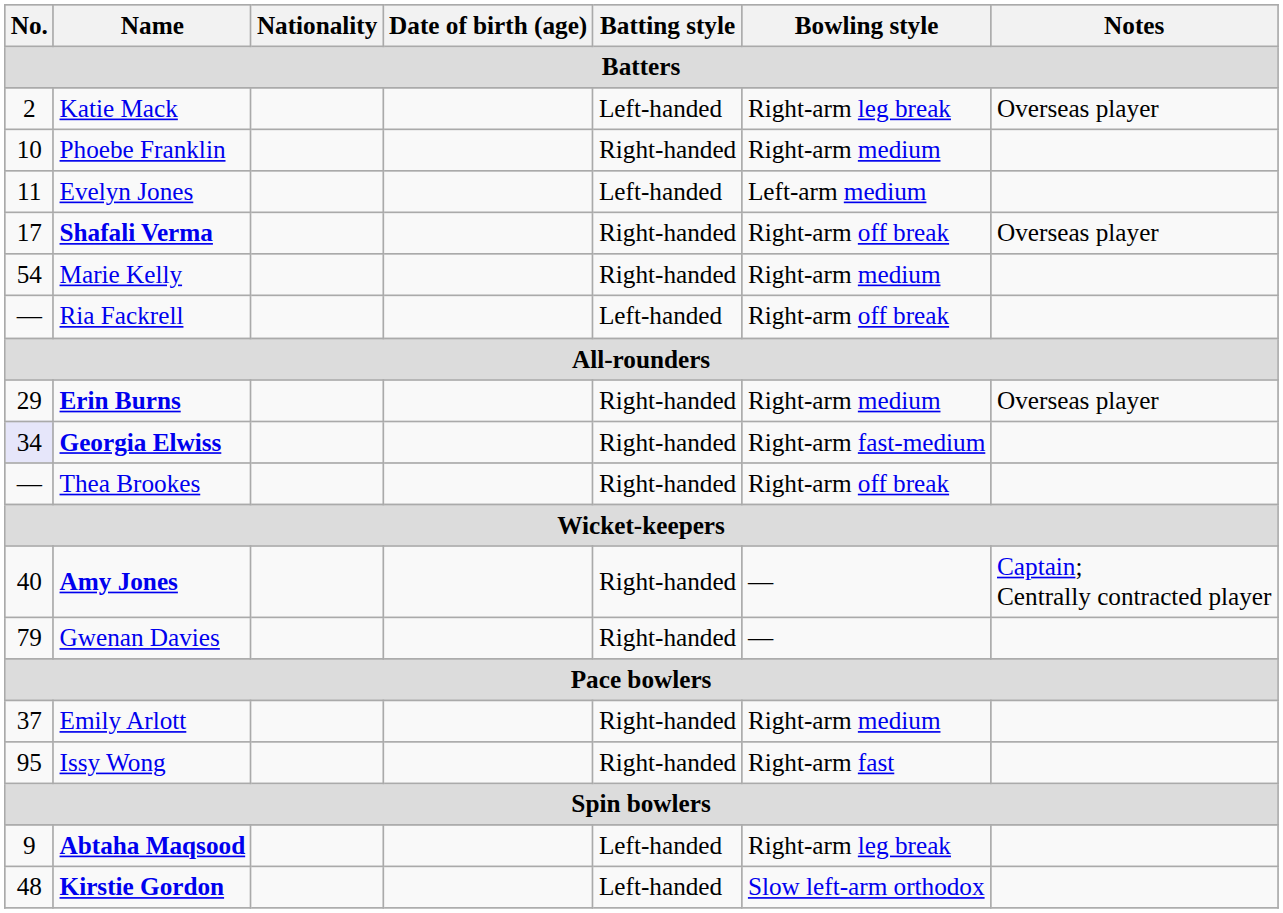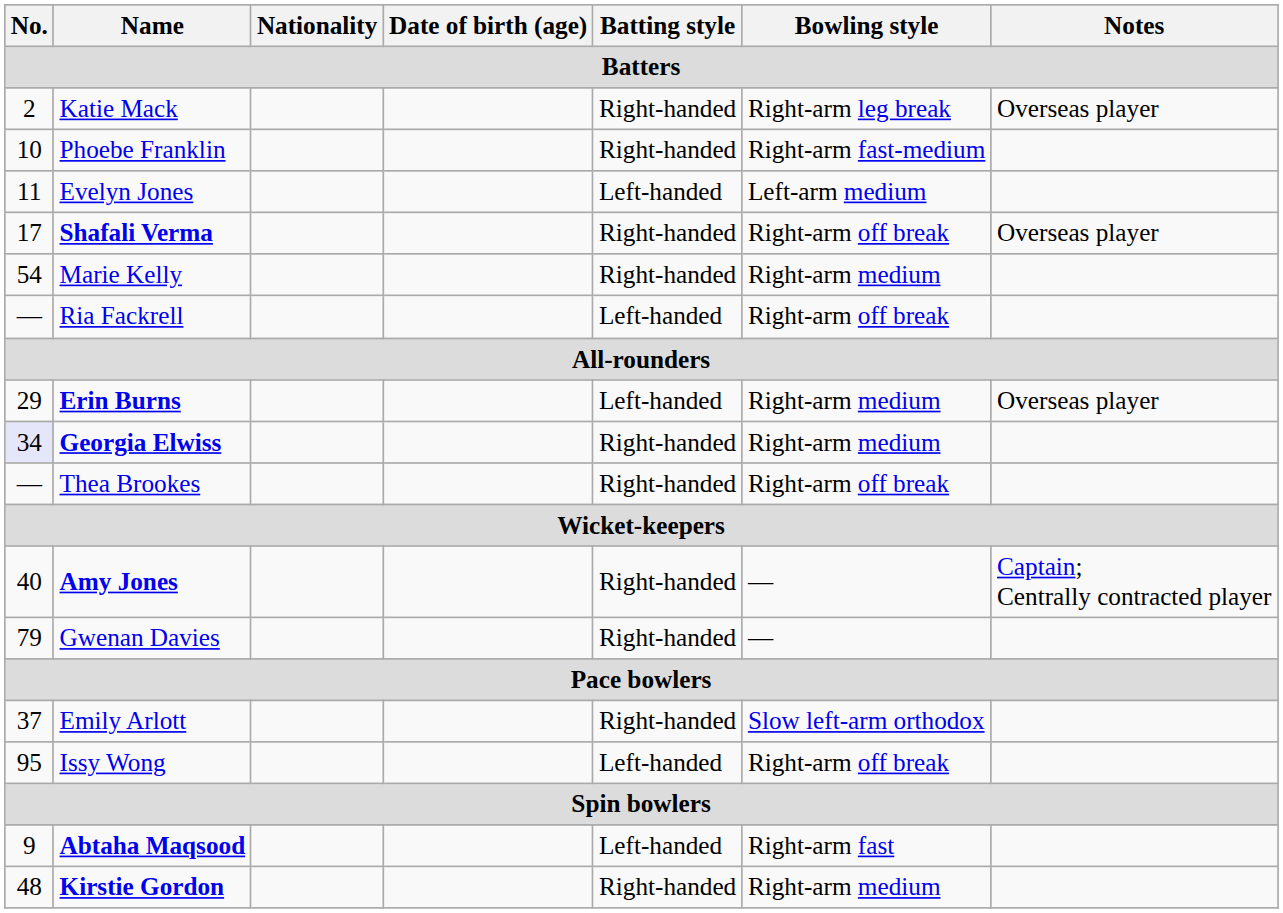(661, 108) Left-handed -> (668, 108) Right-handed
(844, 150) Right-arm medium -> (867, 150) Right-arm fast-medium
(668, 399) Right-handed -> (661, 399) Left-handed
(867, 441) Right-arm fast-medium -> (844, 441) Right-arm medium
(844, 721) Right-arm medium -> (866, 721) Slow left-arm orthodox
(668, 762) Right-handed -> (661, 762) Left-handed
(821, 762) Right-arm fast -> (849, 762) Right-arm off break
(849, 845) Right-arm leg break -> (821, 845) Right-arm fast
(661, 887) Left-handed -> (668, 887) Right-handed
(866, 887) Slow left-arm orthodox -> (844, 887) Right-arm medium
